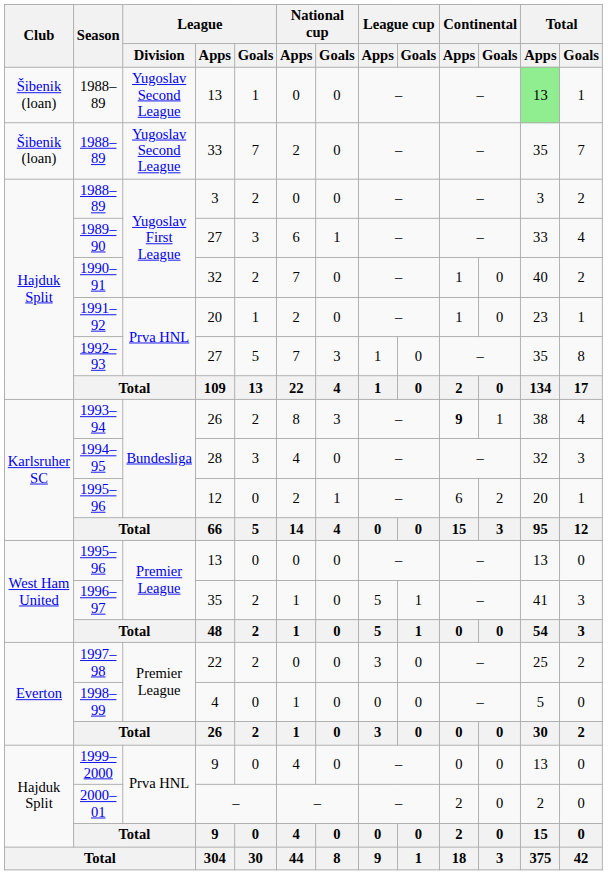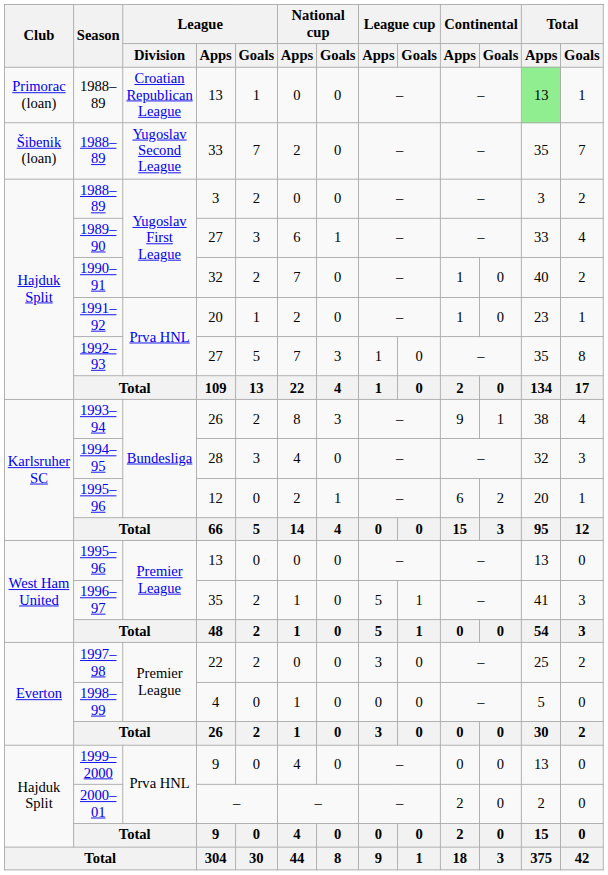(39, 94) Šibenik (loan) -> (39, 94) Primorac (loan)
(159, 94) Yugoslav Second League -> (160, 94) Croatian Republican League
(459, 418) bold -> (460, 418) normal
